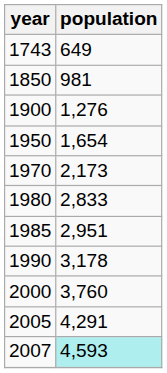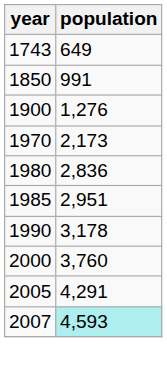(76, 79) 981 -> (76, 79) 991
- row: (30, 140)
(84, 200) 2,833 -> (84, 170) 2,836
